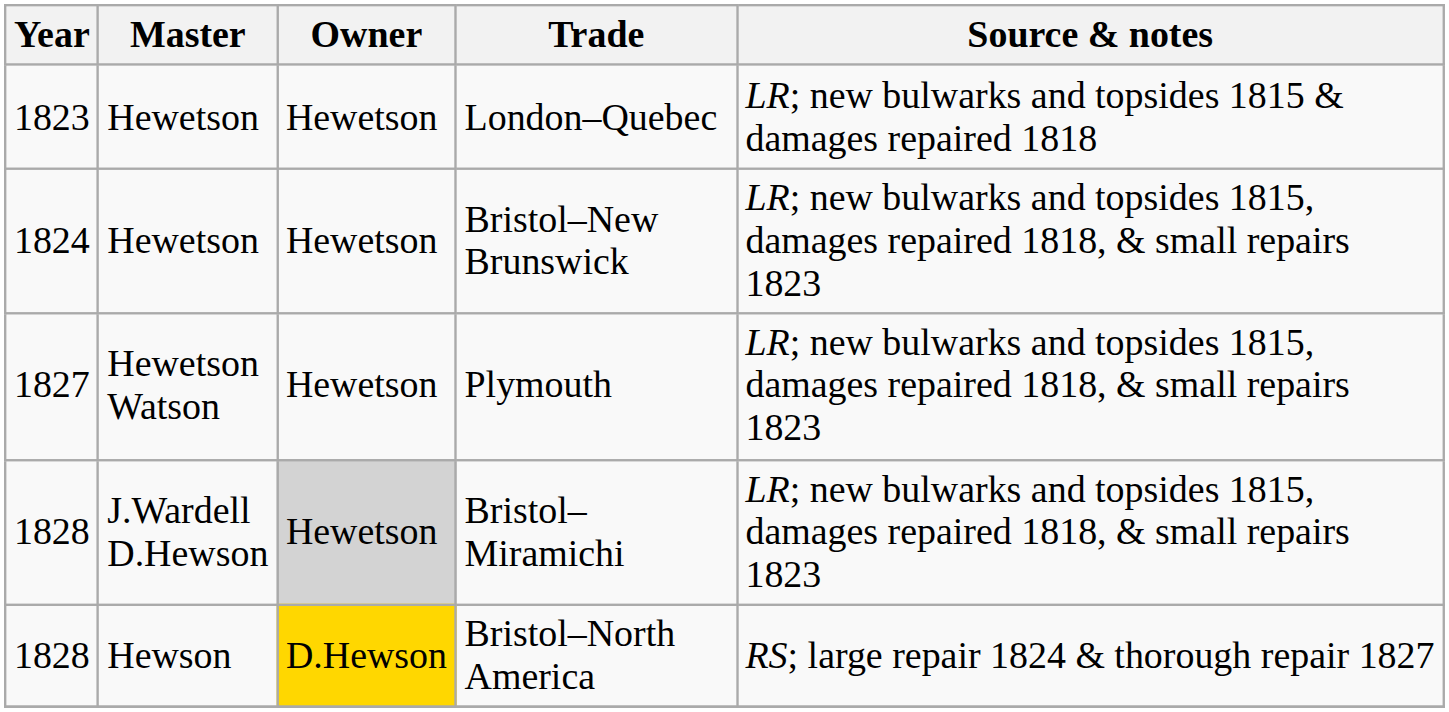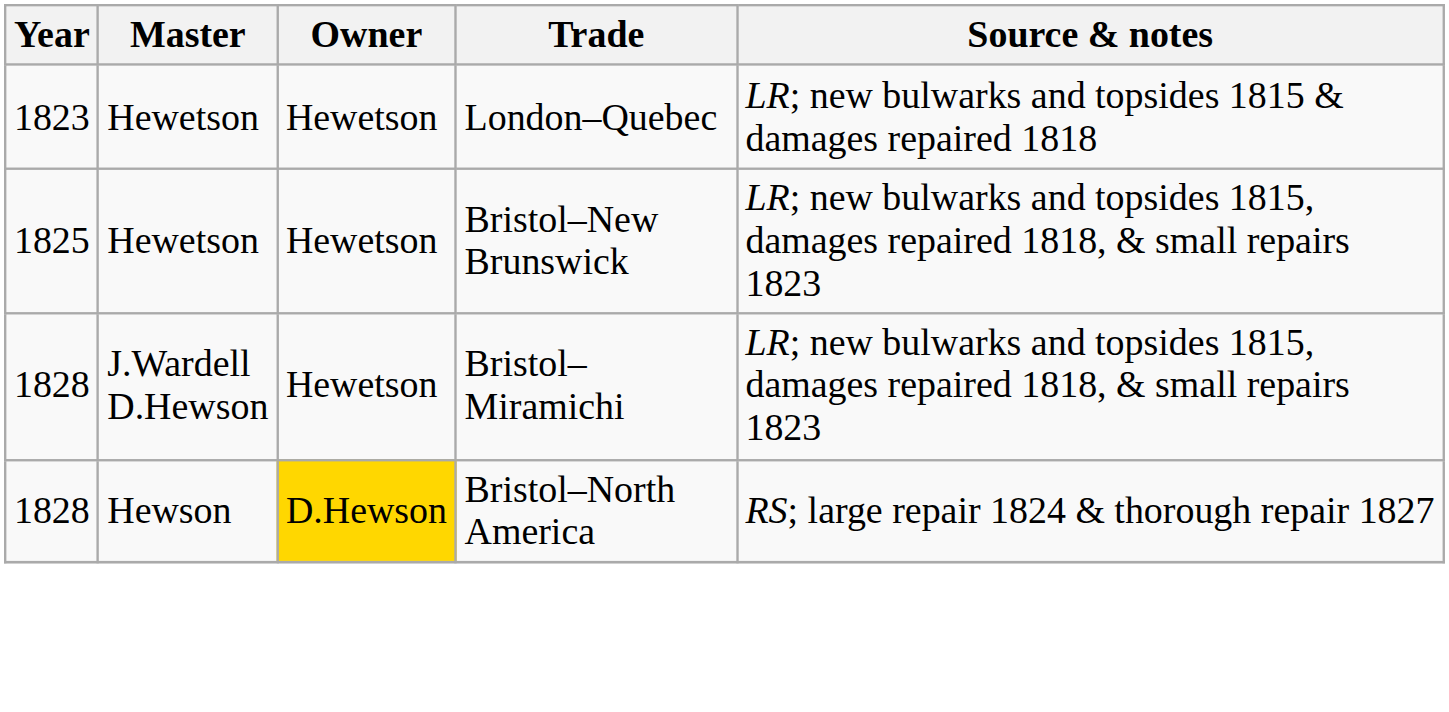(52, 240) 1824 -> (52, 240) 1825
- row: (538, 385)
(362, 531) lightgrey background -> (362, 385) no background
